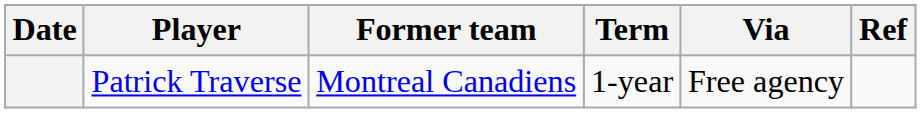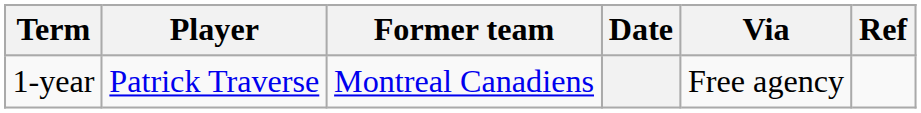columns swapped: (45, 30) <-> (632, 30)
